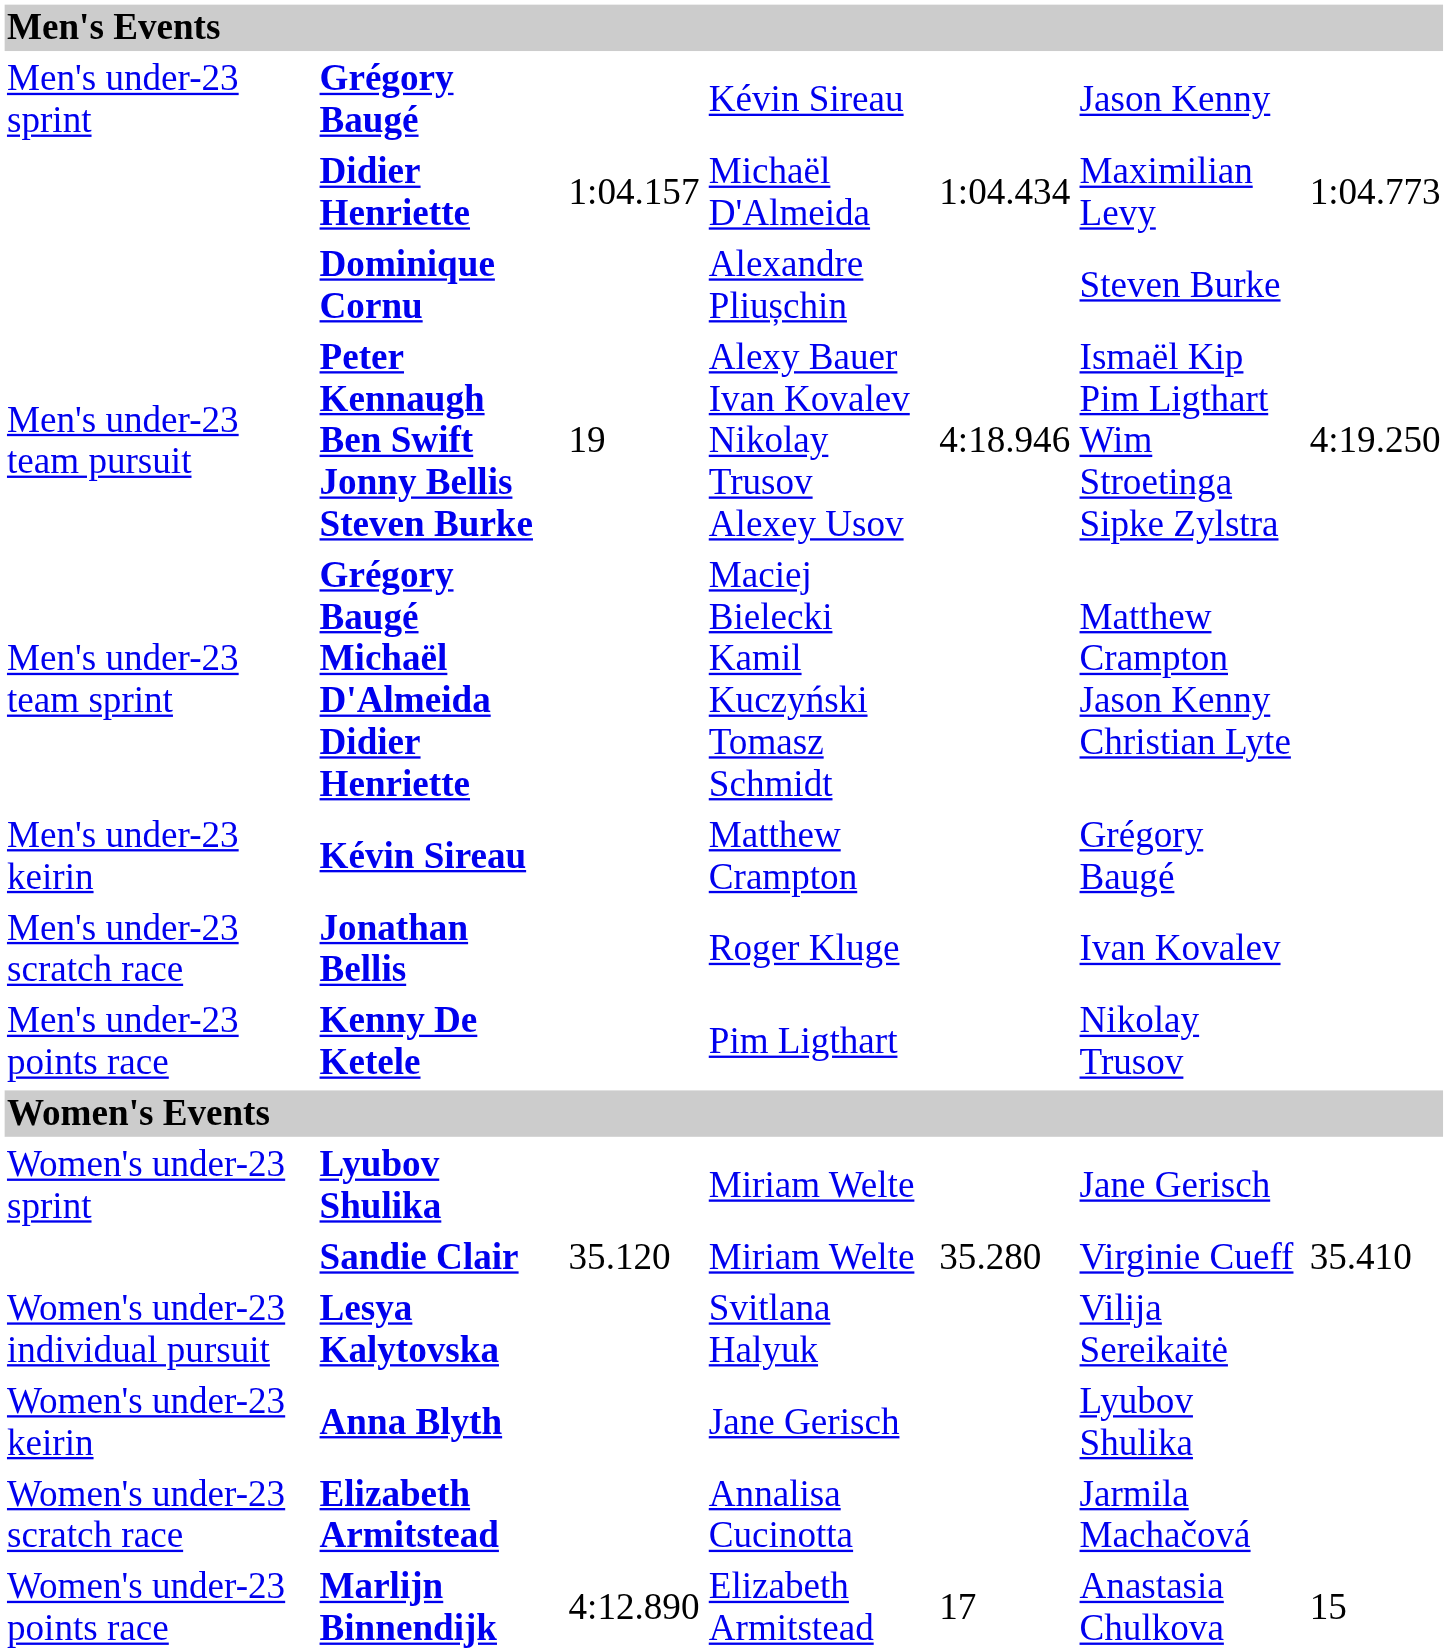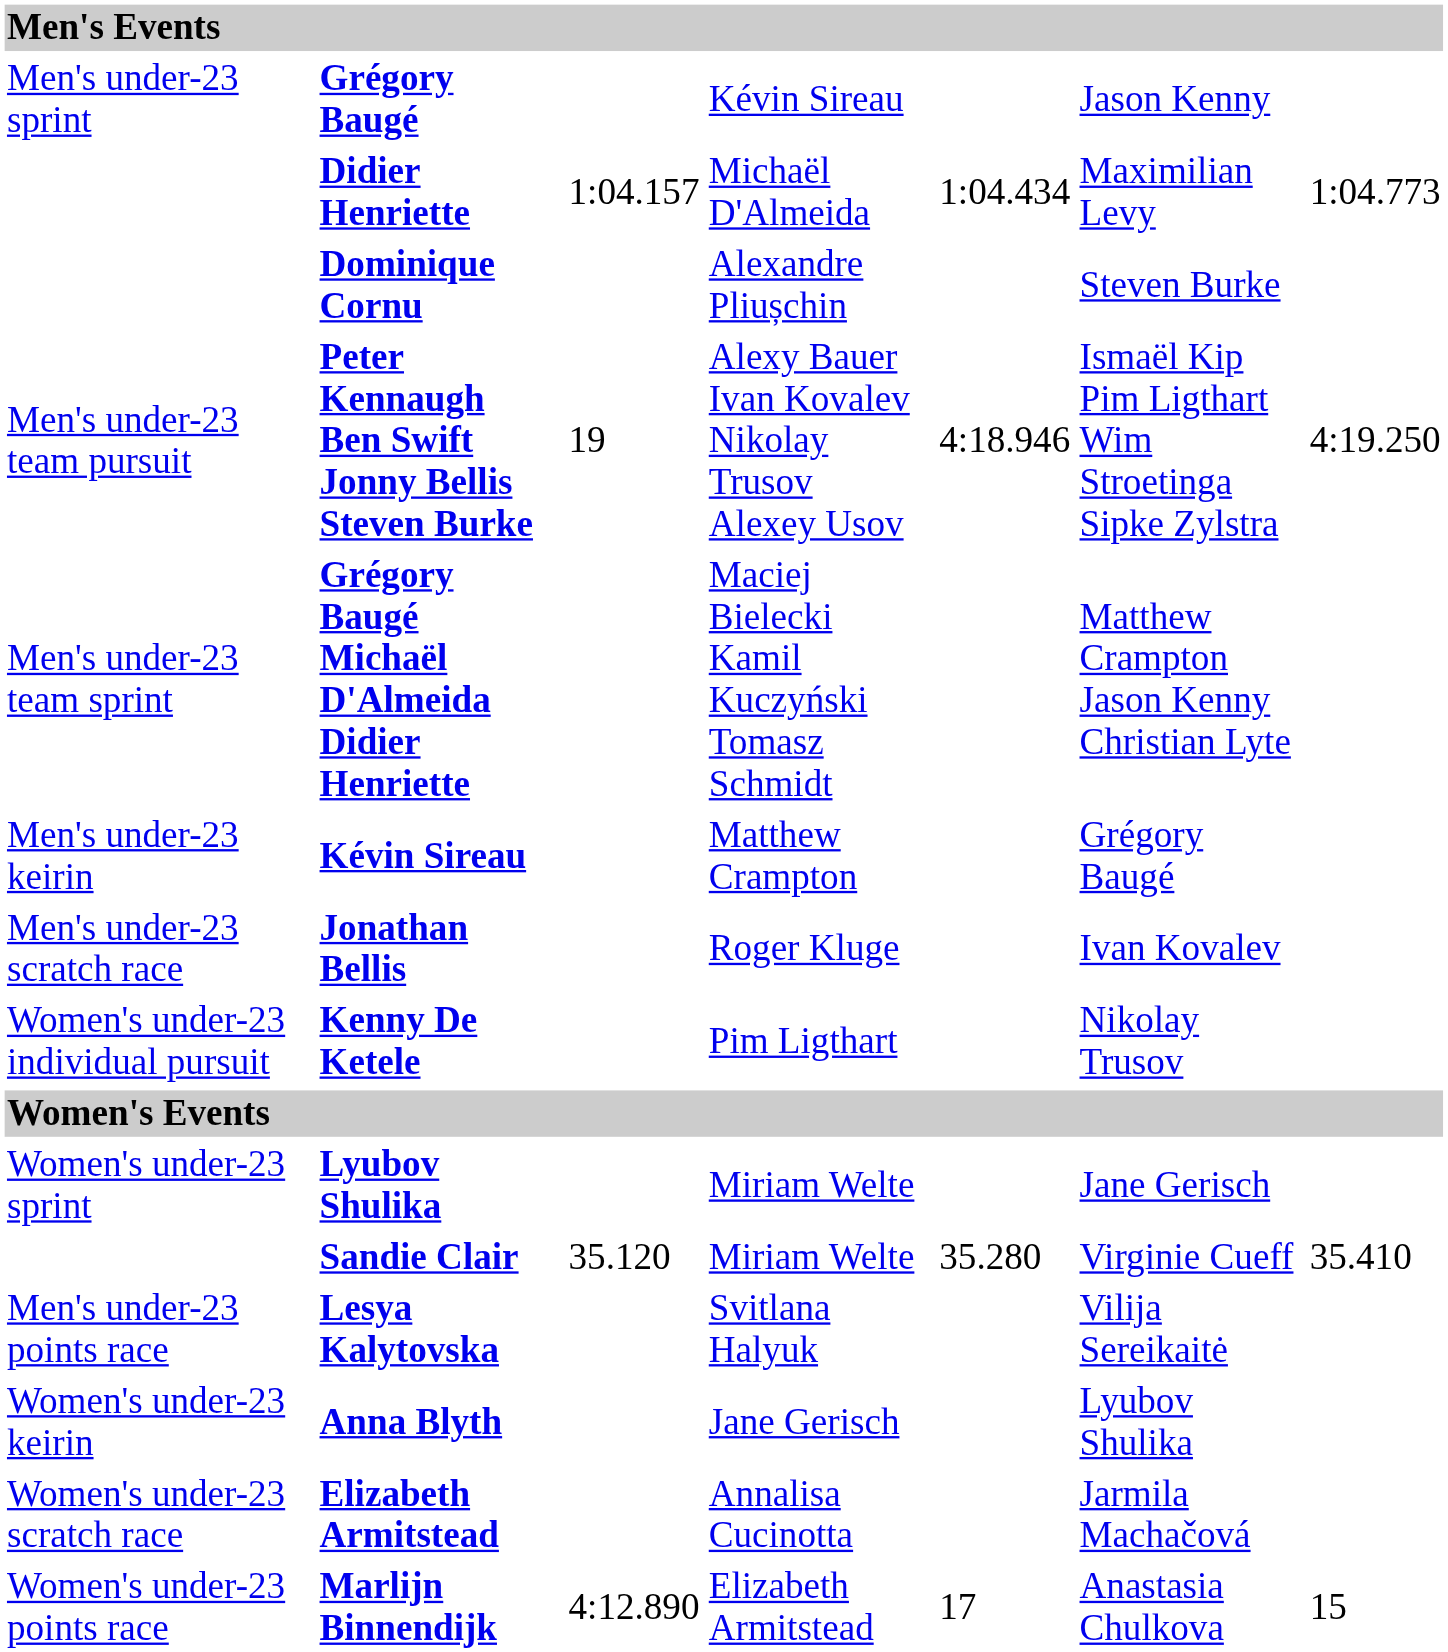(123, 1041) Men's under-23 points race -> (146, 1041) Women's under-23 individual pursuit
(146, 1328) Women's under-23 individual pursuit -> (123, 1328) Men's under-23 points race
